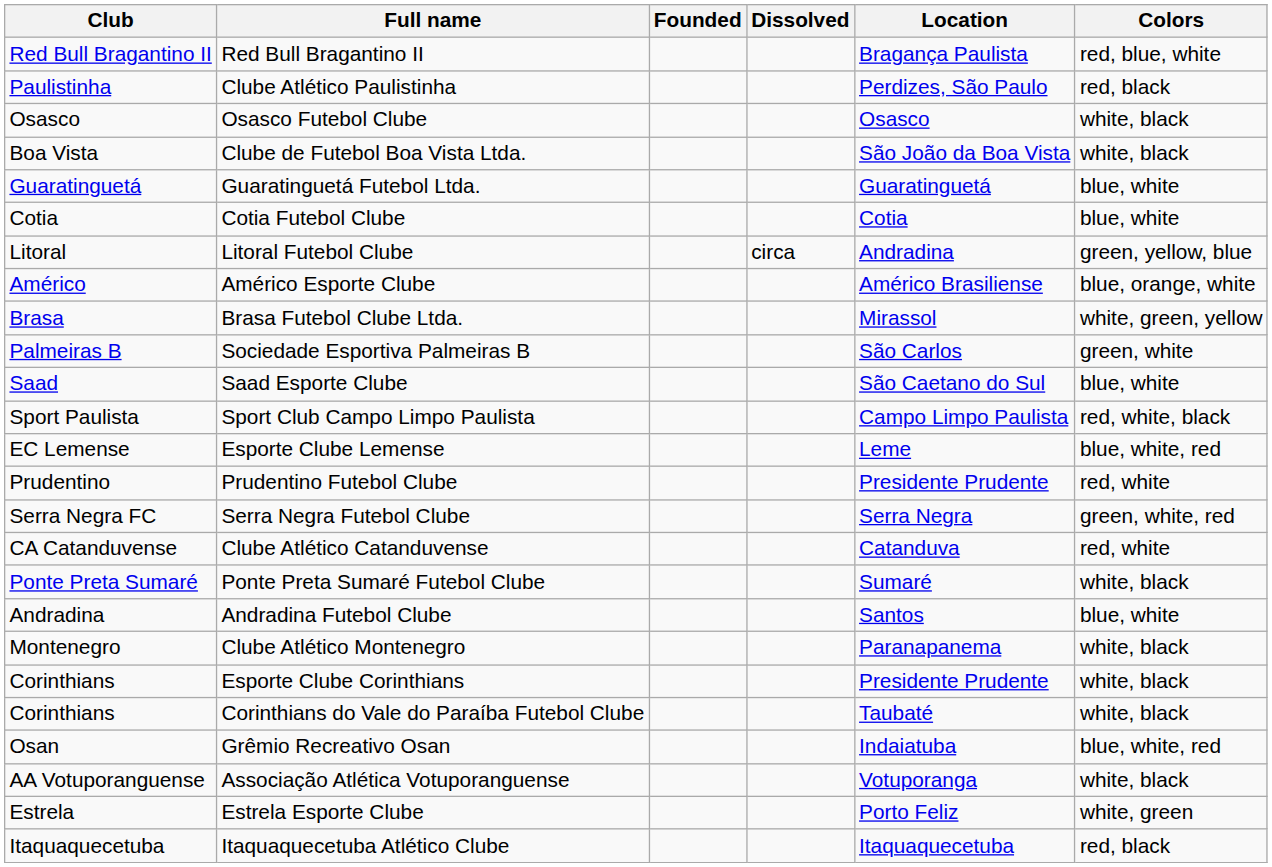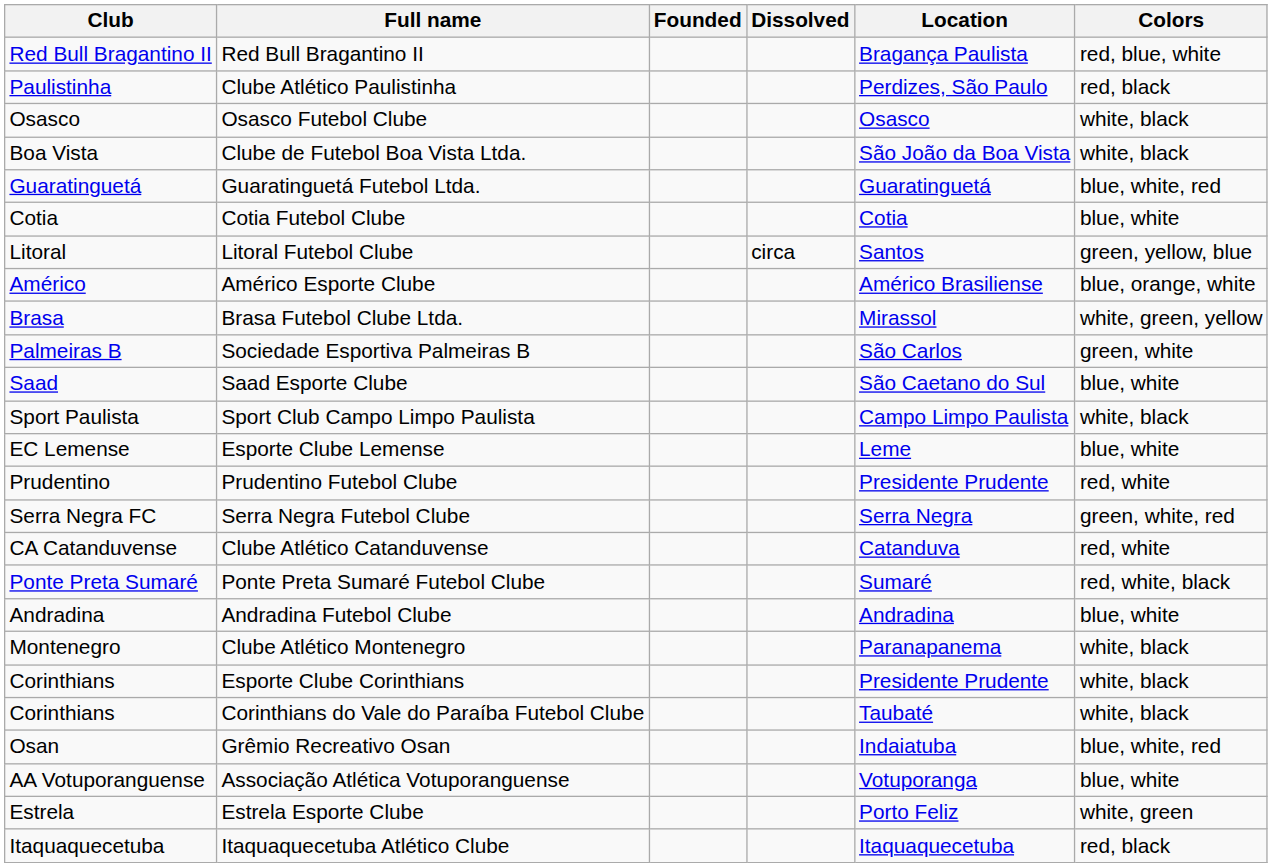(1130, 185) blue, white -> (1150, 185) blue, white, red
(906, 251) Andradina -> (891, 251) Santos
(1155, 416) red, white, black -> (1134, 416) white, black
(1150, 449) blue, white, red -> (1130, 449) blue, white
(1134, 581) white, black -> (1155, 581) red, white, black
(891, 614) Santos -> (906, 614) Andradina
(1134, 779) white, black -> (1130, 779) blue, white
